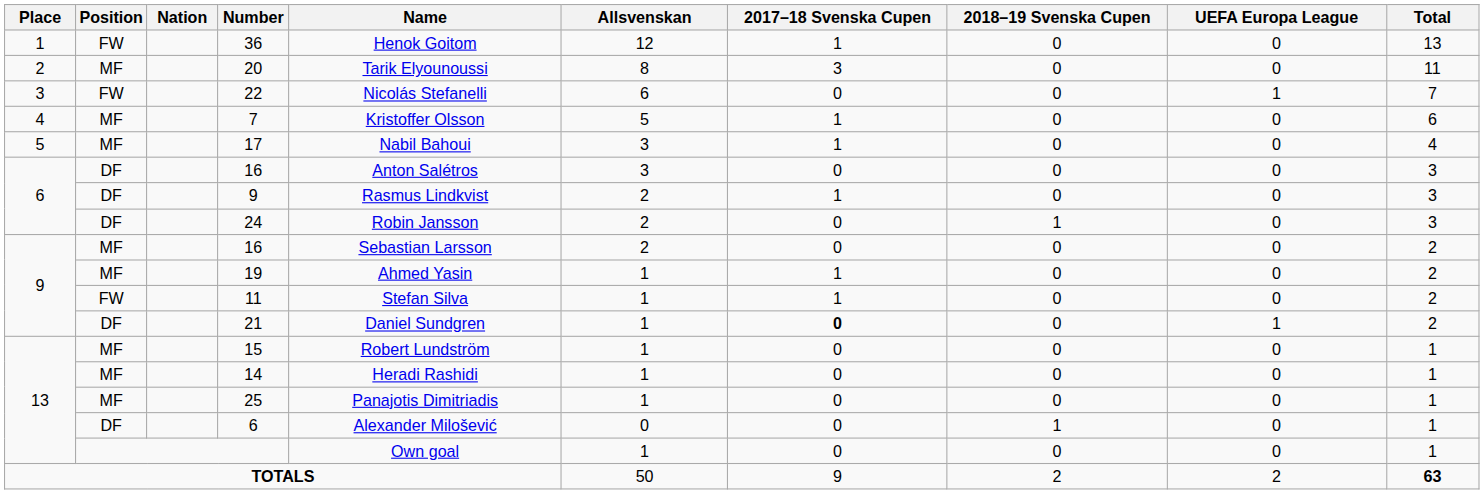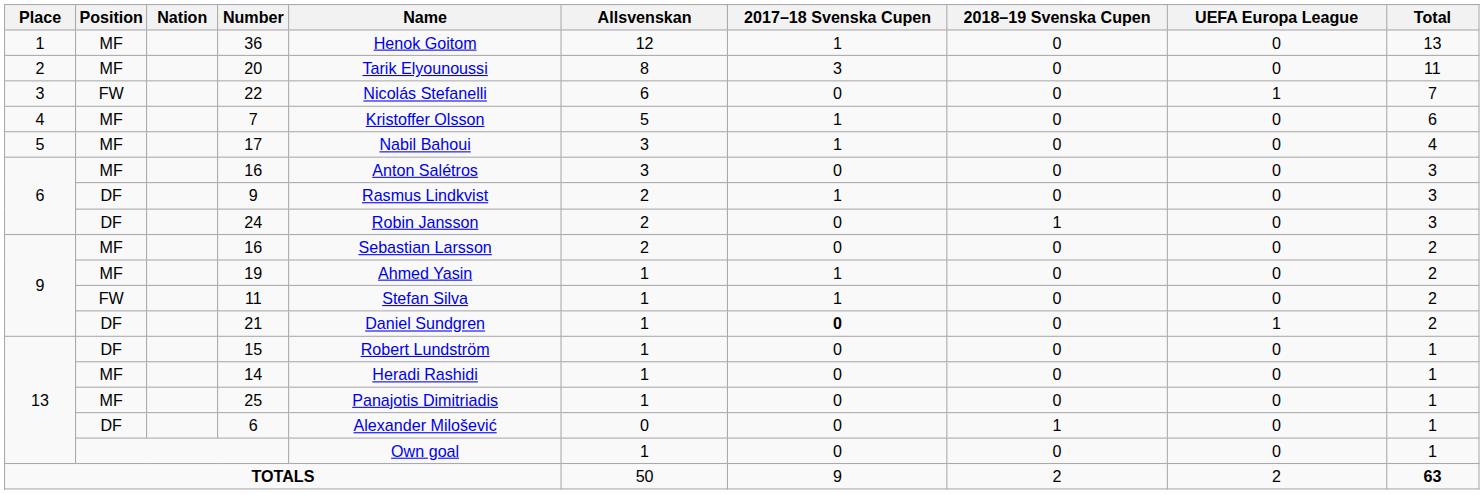(111, 43) FW -> (111, 43) MF
(111, 171) DF -> (111, 171) MF
(111, 349) MF -> (111, 349) DF
